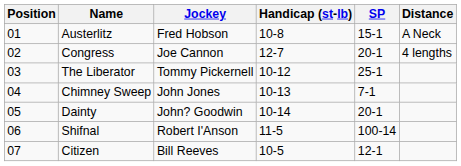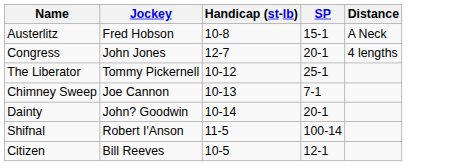- column: (32, 14)
(190, 53) Joe Cannon -> (134, 53) John Jones
(188, 92) John Jones -> (136, 92) Joe Cannon
